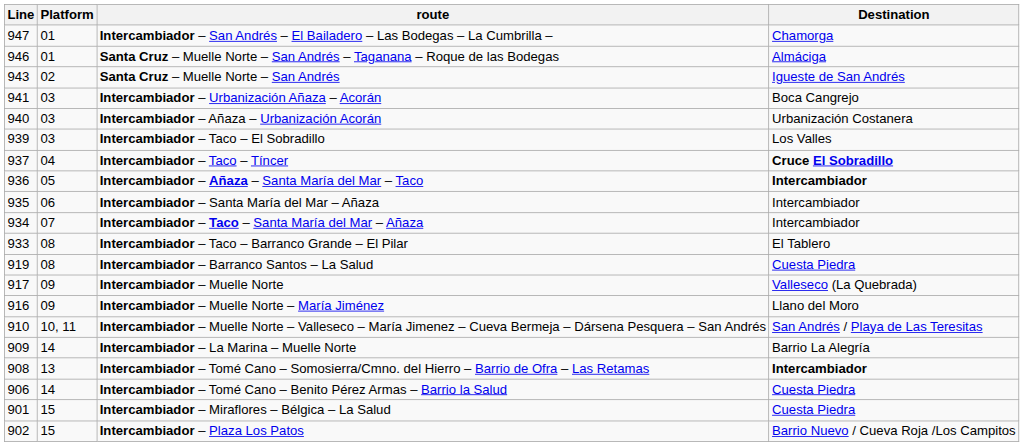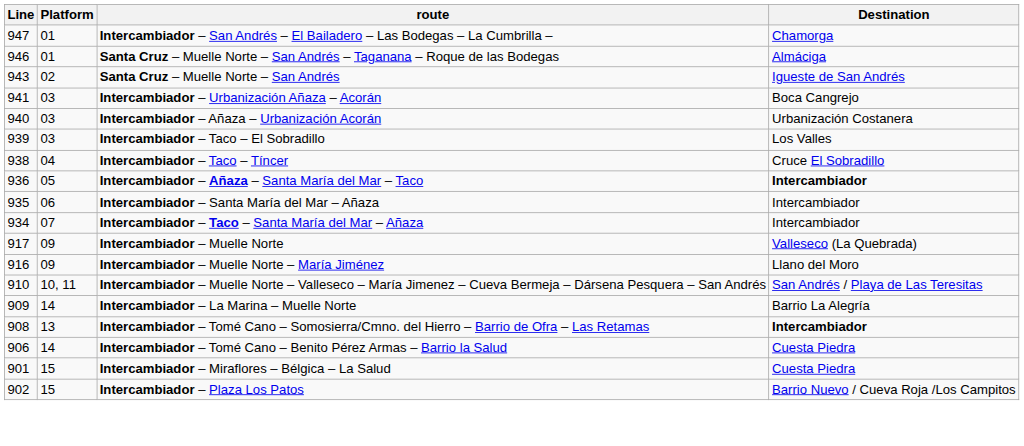(18, 160) 937 -> (18, 160) 938
(833, 160) bold -> (828, 160) normal
- row: (254, 243)
- row: (236, 264)
